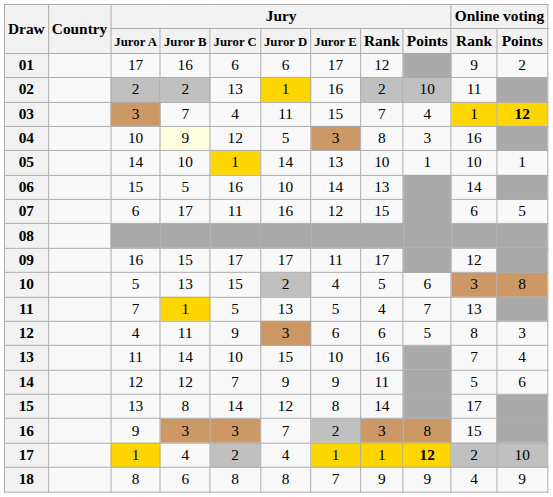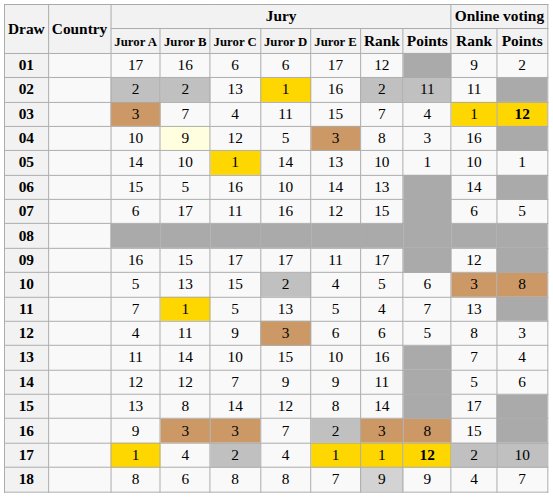(427, 89) 10 -> (427, 89) 11
(382, 479) no background -> (382, 479) lightgrey background
(522, 479) 9 -> (522, 479) 7
